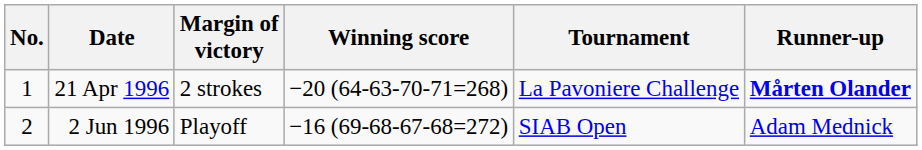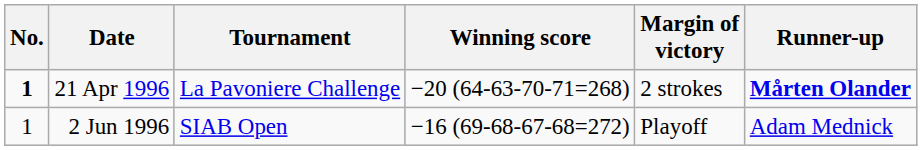columns swapped: (629, 37) <-> (229, 37)
(27, 88) normal -> (27, 88) bold
(27, 126) 2 -> (27, 126) 1
